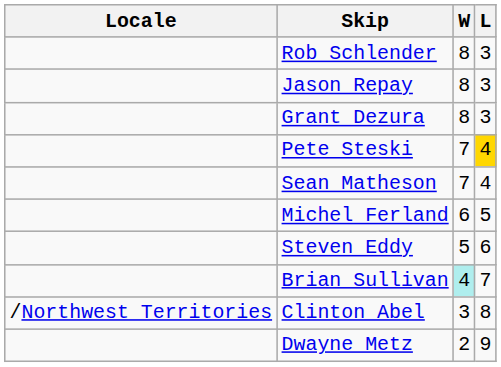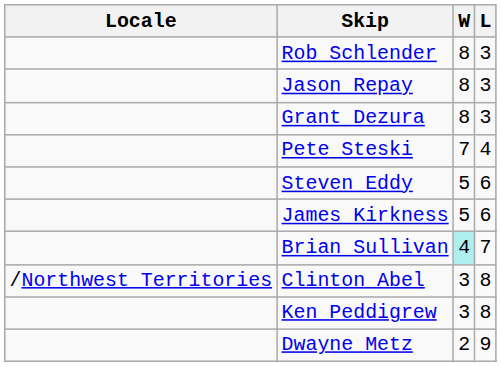(486, 151) gold background -> (486, 151) no background
- row: (359, 183)
- row: (365, 215)
+ row: (365, 215)
+ row: (359, 313)
